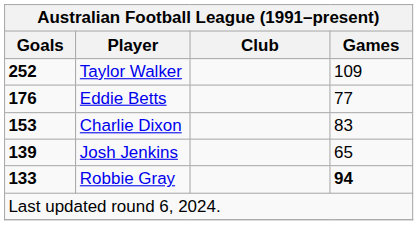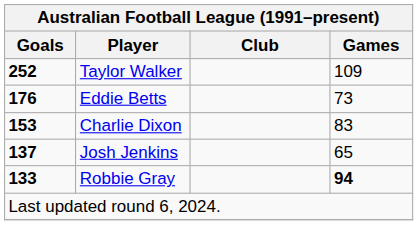(343, 98) 77 -> (343, 98) 73
(23, 152) 139 -> (23, 152) 137
